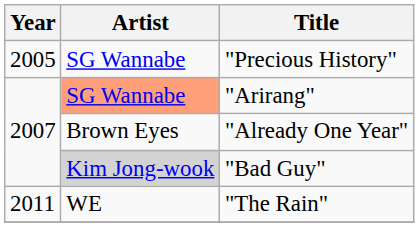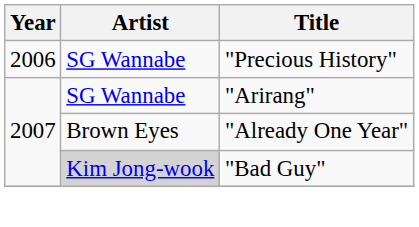(33, 58) 2005 -> (33, 58) 2006
(126, 95) lightsalmon background -> (126, 95) no background
- row: (277, 204)
